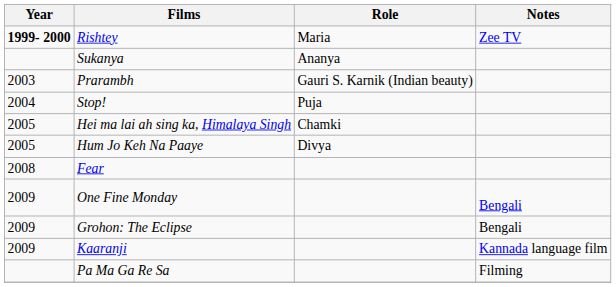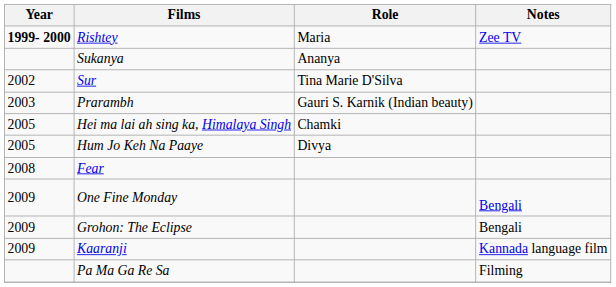+ row: (87, 80)
- row: (92, 102)
